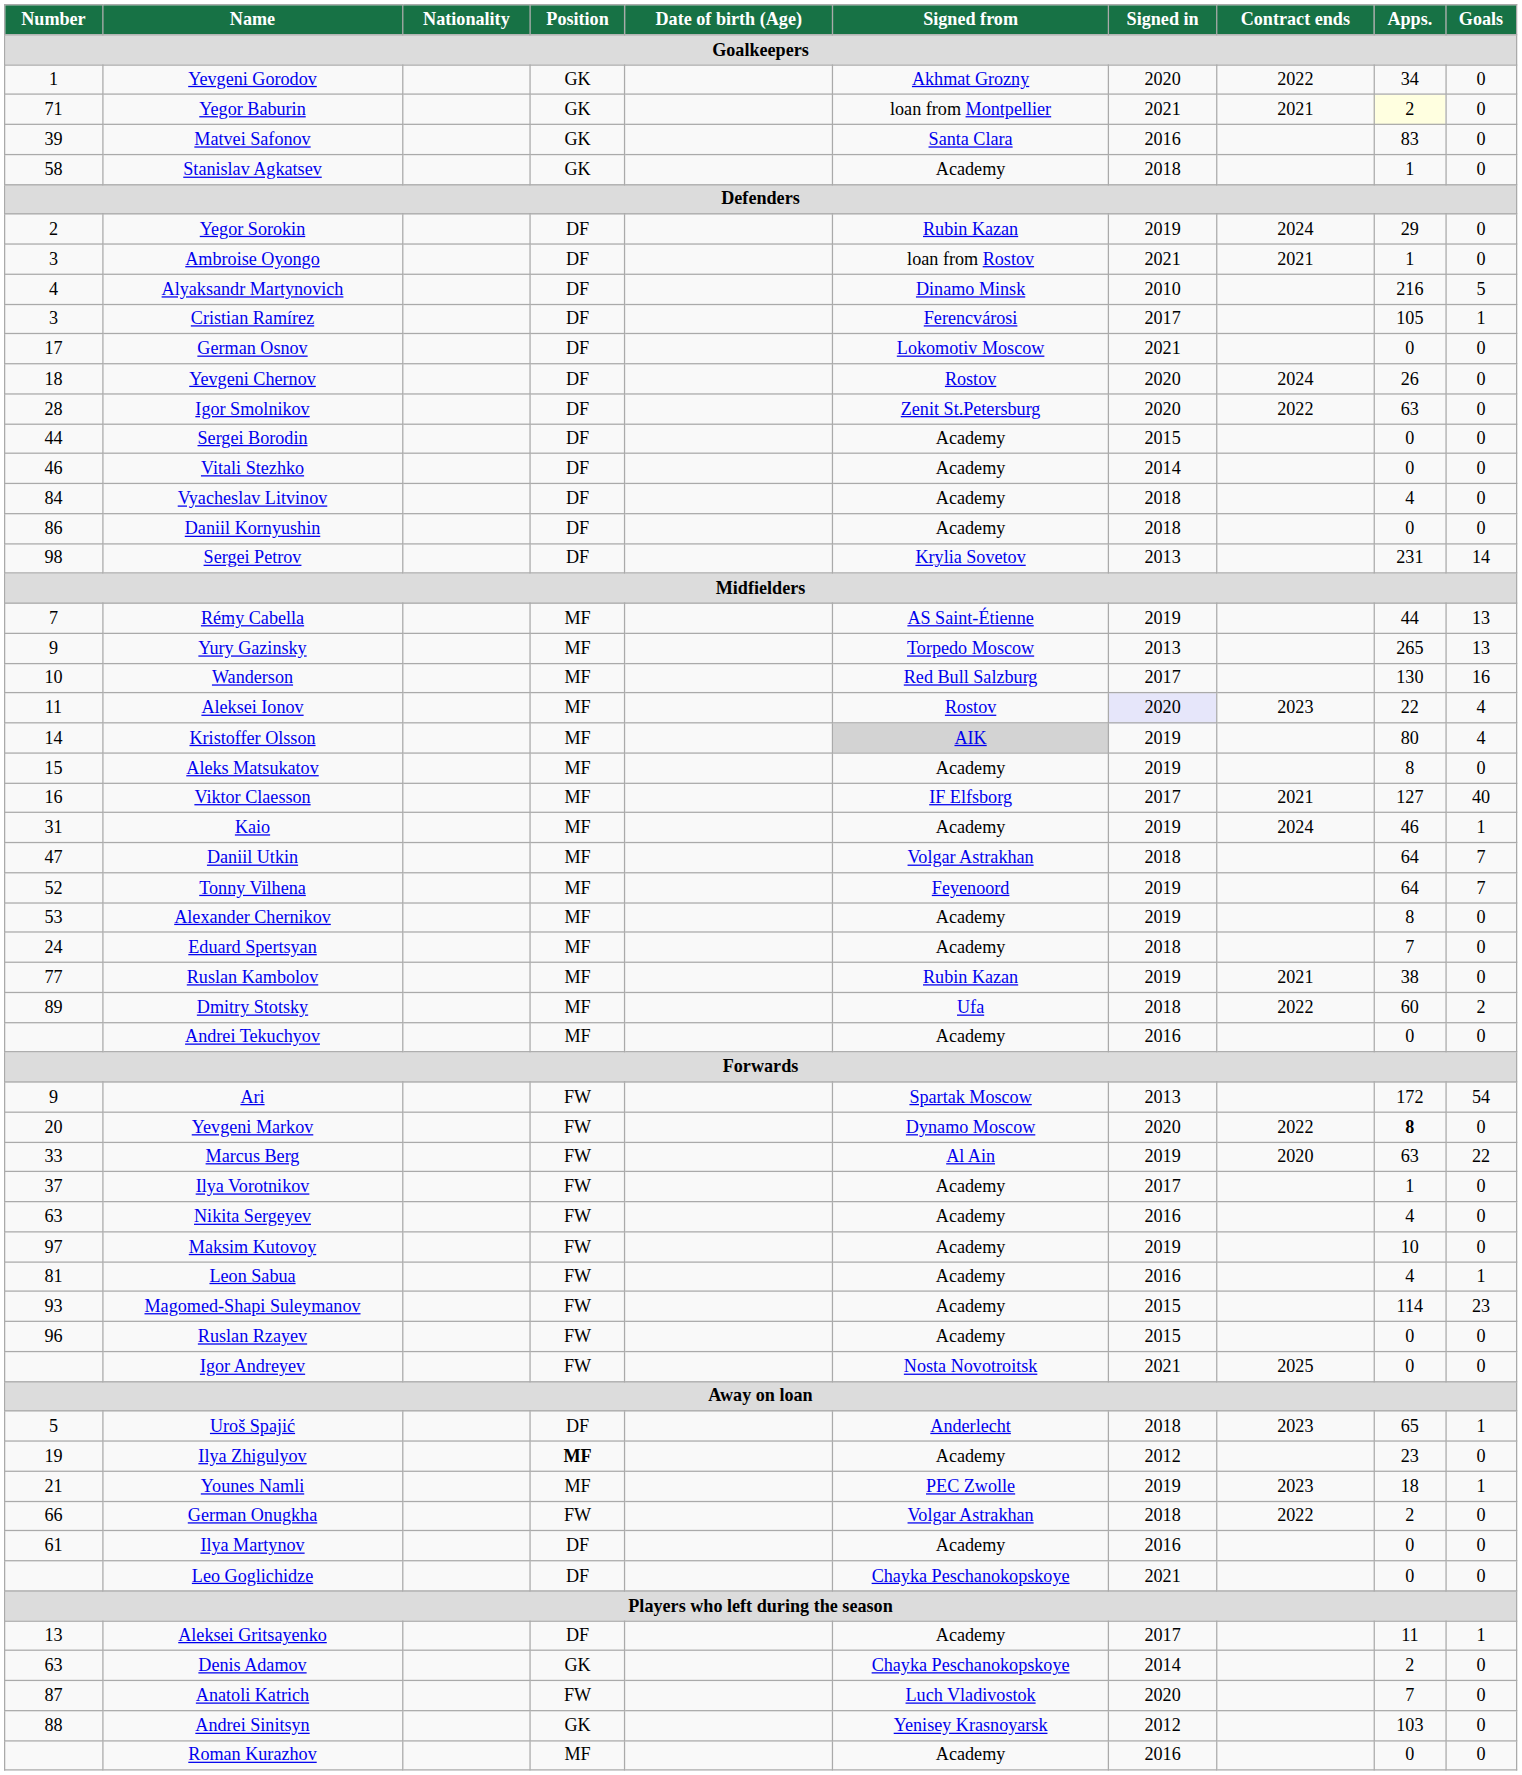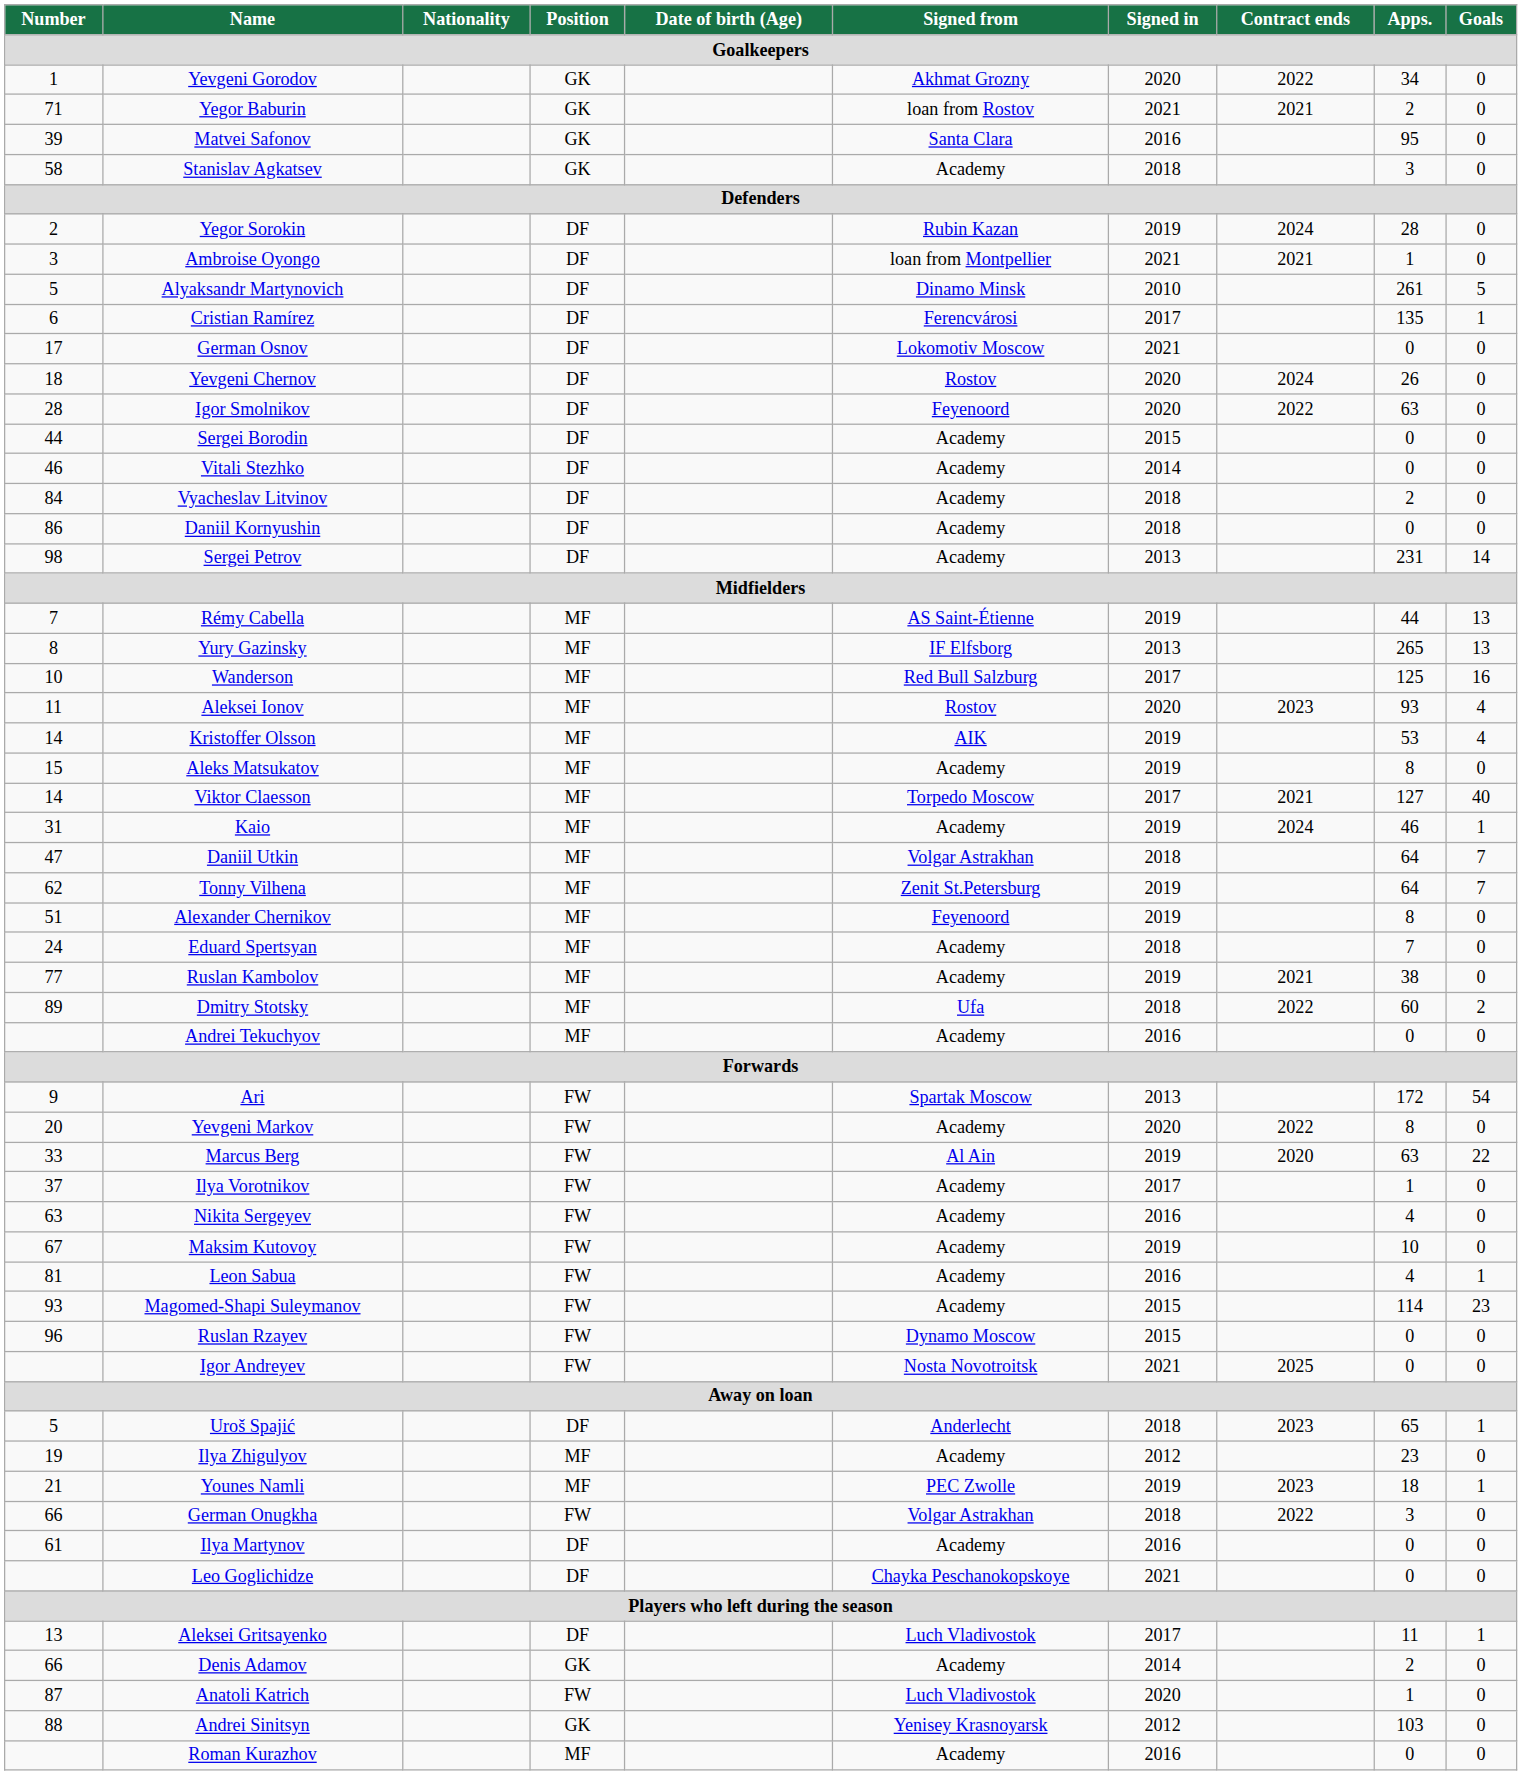(971, 109) loan from Montpellier -> (971, 109) loan from Rostov
(1410, 109) lightyellow background -> (1410, 109) no background
(1410, 139) 83 -> (1410, 139) 95
(1410, 169) 1 -> (1410, 169) 3
(1410, 229) 29 -> (1410, 229) 28
(971, 259) loan from Rostov -> (971, 259) loan from Montpellier
(53, 289) 4 -> (53, 289) 5
(1410, 289) 216 -> (1410, 289) 261
(53, 319) 3 -> (53, 319) 6
(1410, 319) 105 -> (1410, 319) 135
(971, 408) Zenit St.Petersburg -> (971, 408) Feyenoord
(1410, 498) 4 -> (1410, 498) 2
(971, 558) Krylia Sovetov -> (971, 558) Academy
(53, 648) 9 -> (53, 648) 8
(971, 648) Torpedo Moscow -> (971, 648) IF Elfsborg
(1410, 678) 130 -> (1410, 678) 125
(1163, 708) lavender background -> (1163, 708) no background
(1410, 708) 22 -> (1410, 708) 93
(971, 738) lightgrey background -> (971, 738) no background
(1410, 738) 80 -> (1410, 738) 53
(53, 797) 16 -> (53, 797) 14
(971, 797) IF Elfsborg -> (971, 797) Torpedo Moscow
(53, 887) 52 -> (53, 887) 62
(971, 887) Feyenoord -> (971, 887) Zenit St.Petersburg
(53, 917) 53 -> (53, 917) 51
(971, 917) Academy -> (971, 917) Feyenoord
(971, 977) Rubin Kazan -> (971, 977) Academy
(971, 1127) Dynamo Moscow -> (971, 1127) Academy
(1410, 1127) bold -> (1410, 1127) normal
(53, 1246) 97 -> (53, 1246) 67
(971, 1336) Academy -> (971, 1336) Dynamo Moscow
(578, 1456) bold -> (578, 1456) normal
(1410, 1516) 2 -> (1410, 1516) 3
(971, 1635) Academy -> (971, 1635) Luch Vladivostok
(53, 1665) 63 -> (53, 1665) 66
(971, 1665) Chayka Peschanokopskoye -> (971, 1665) Academy
(1410, 1695) 7 -> (1410, 1695) 1
